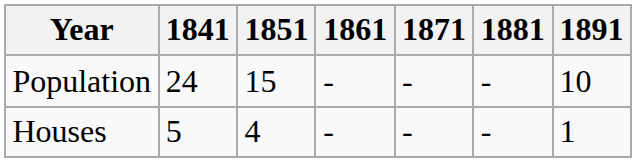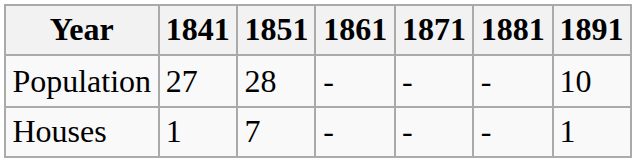(182, 80) 24 -> (182, 80) 27
(261, 80) 15 -> (261, 80) 28
(174, 131) 5 -> (174, 131) 1
(253, 131) 4 -> (253, 131) 7
